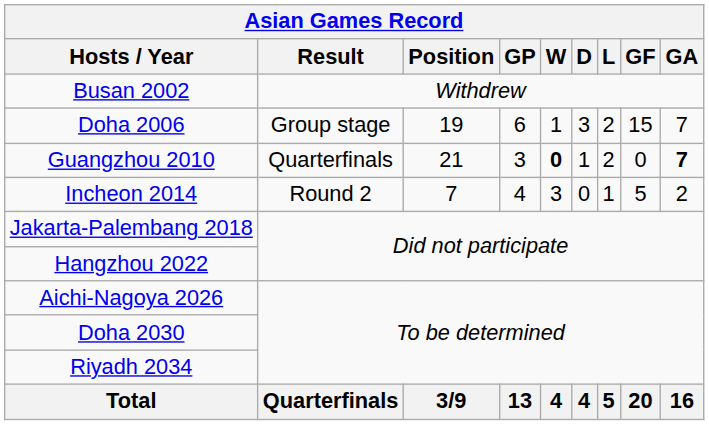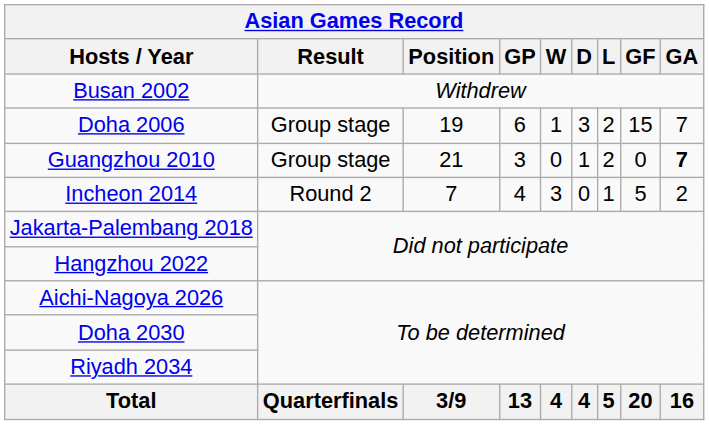(331, 159) Quarterfinals -> (331, 159) Group stage
(556, 159) bold -> (556, 159) normal
